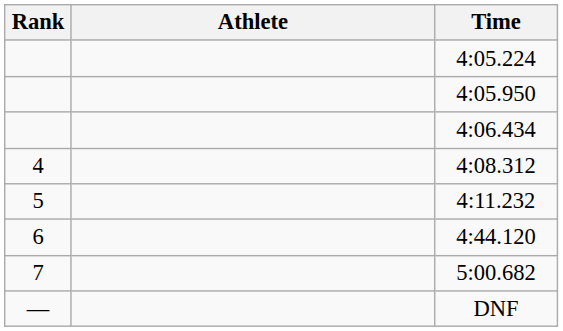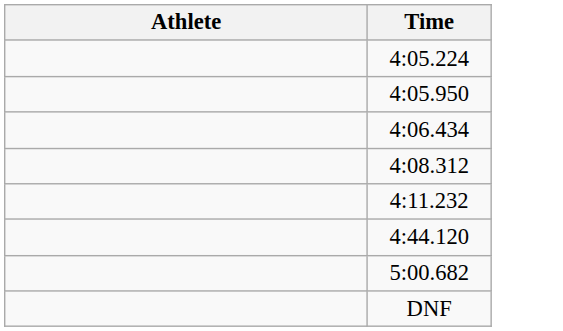- column: (38, 22)
